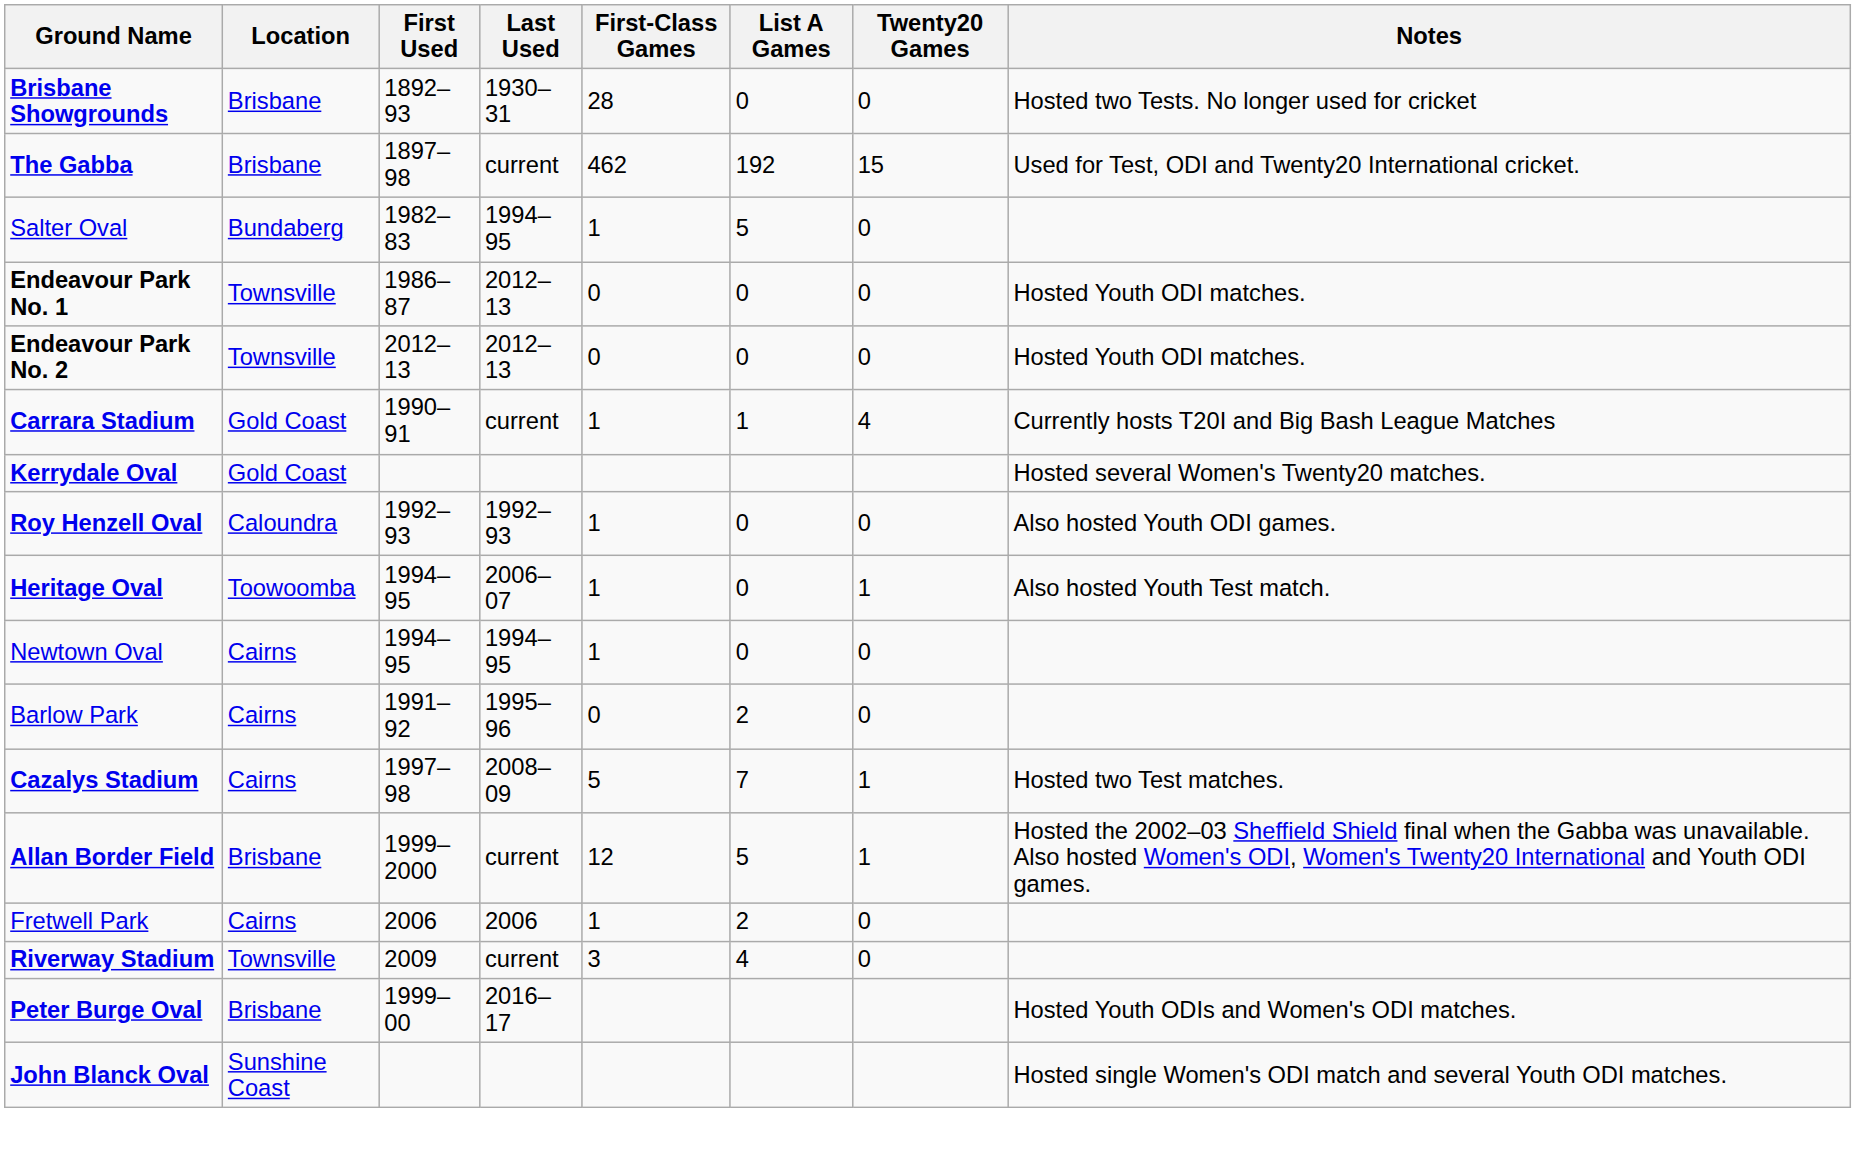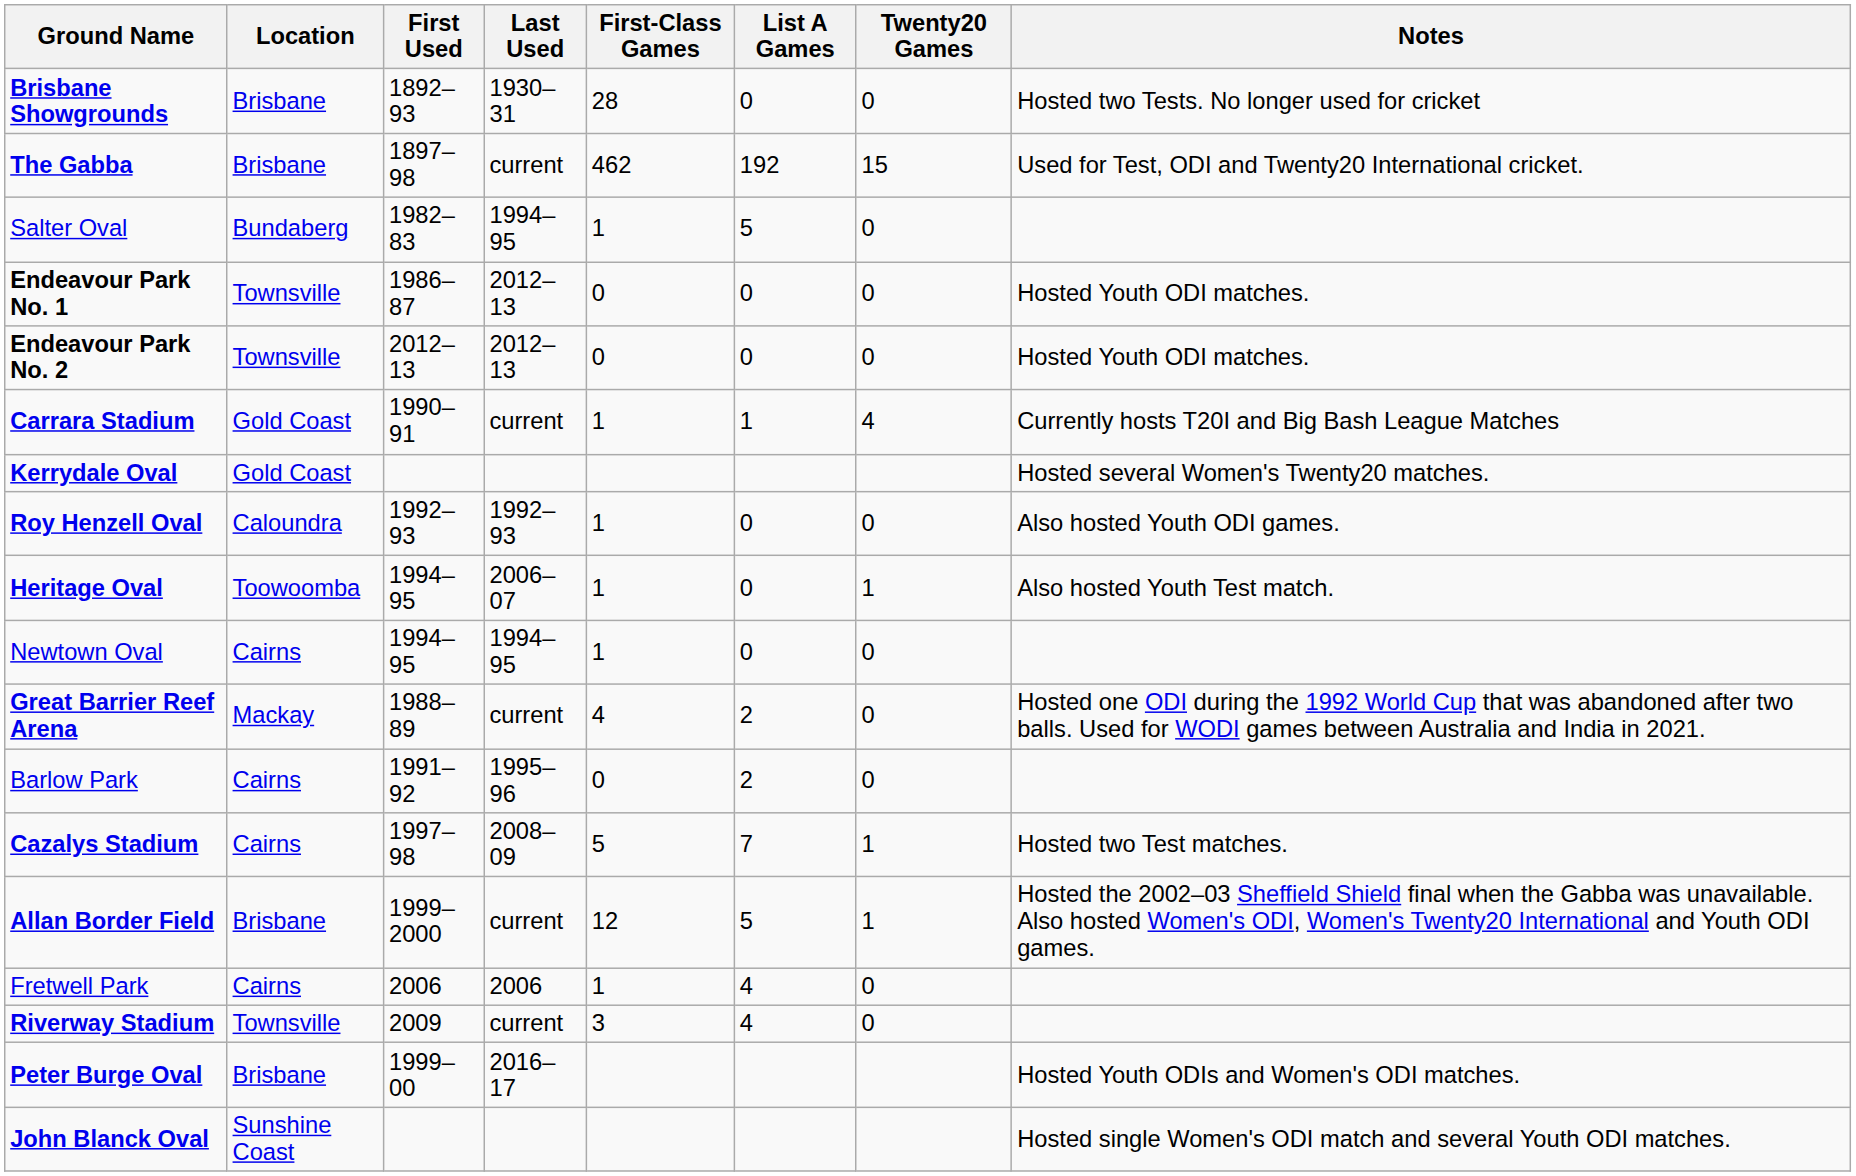+ row: (112, 716)
(742, 922) 2 -> (746, 986) 4
